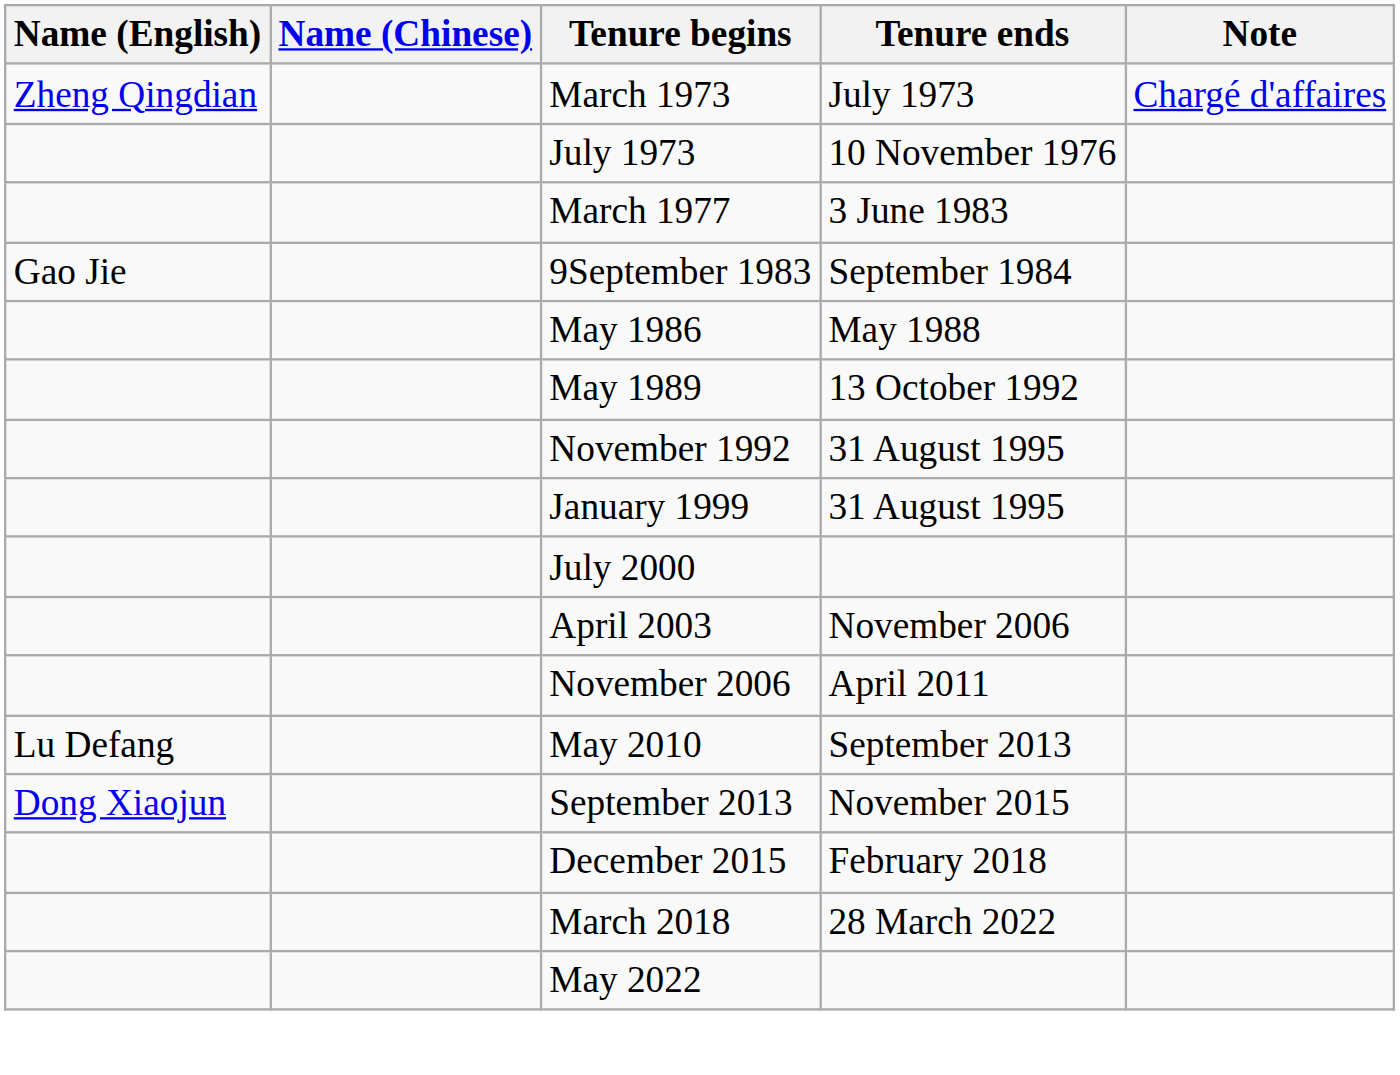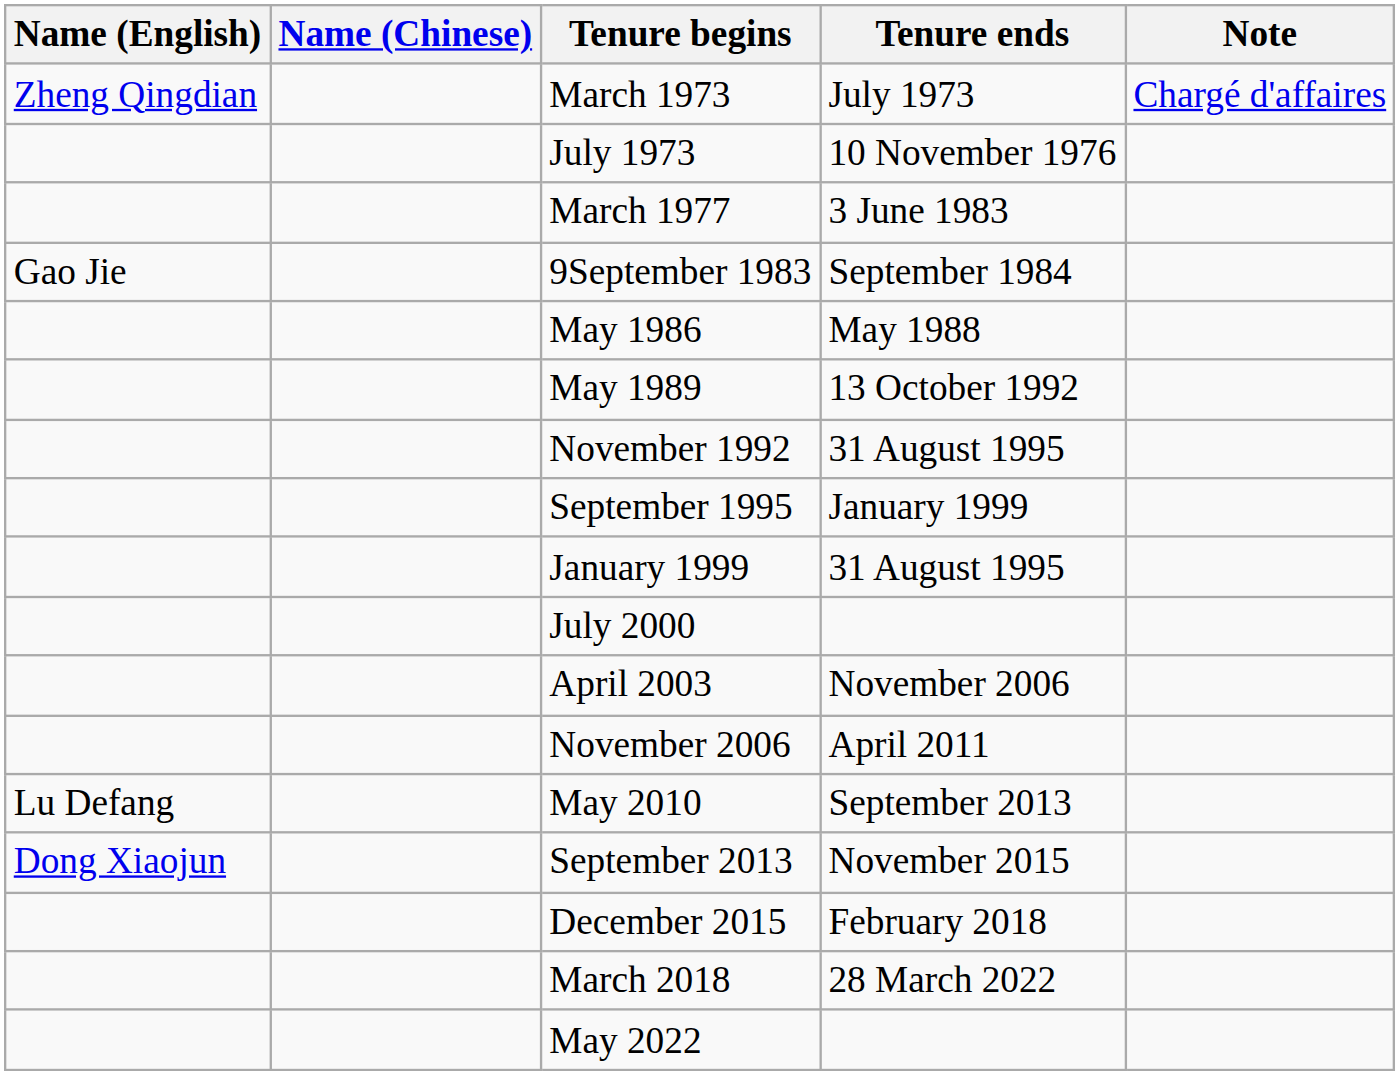+ row: (671, 507)
